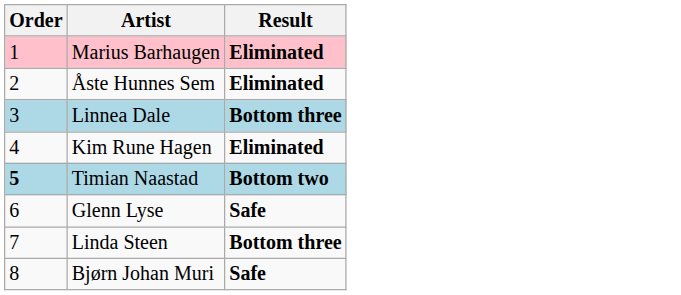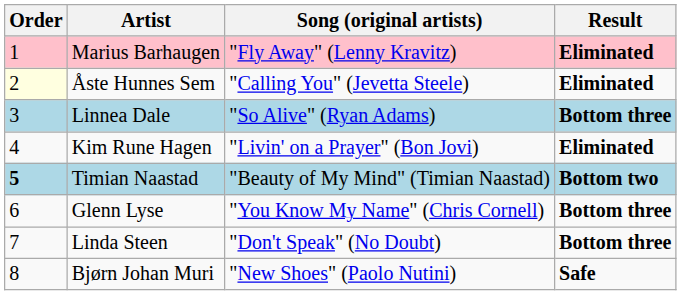+ column: (390, 20)
(14, 83) no background -> (14, 83) lightyellow background
(248, 210) Safe -> (615, 210) Bottom three
